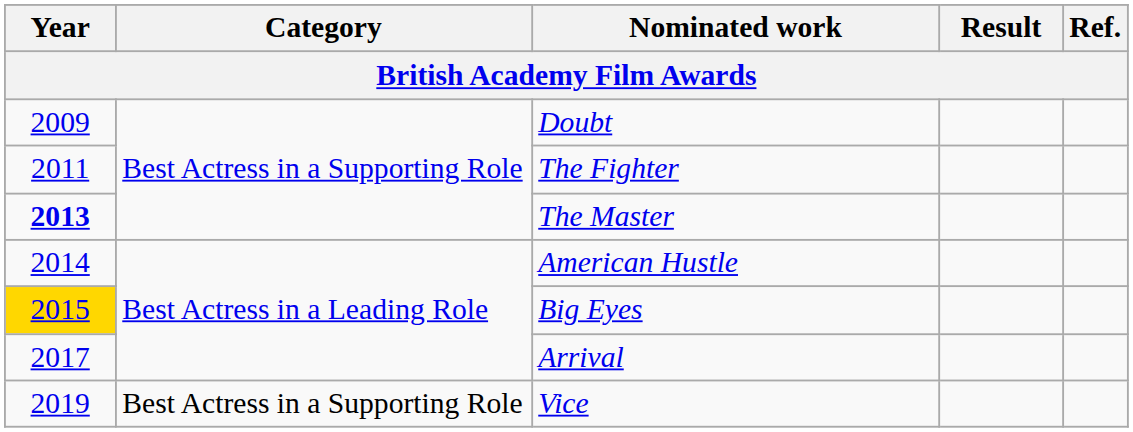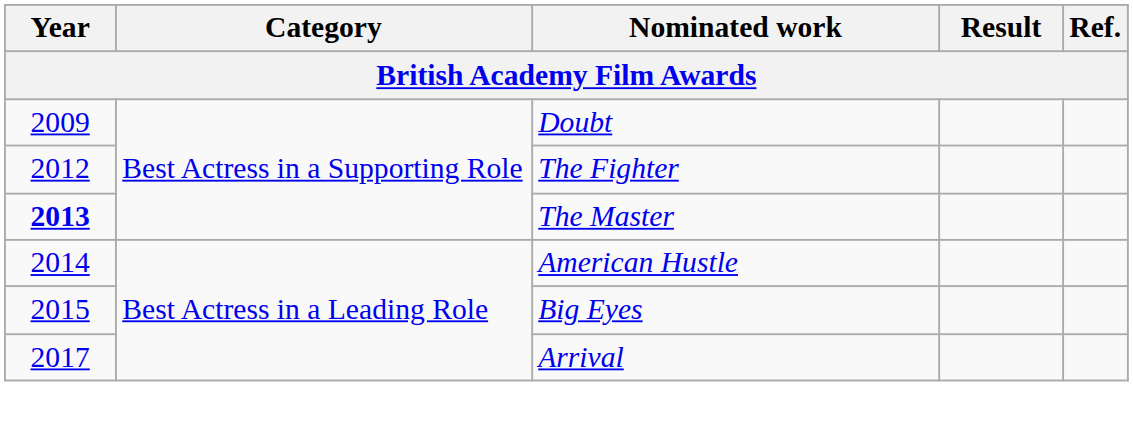(60, 168) 2011 -> (60, 168) 2012
(60, 309) gold background -> (60, 309) no background
- row: (563, 403)
